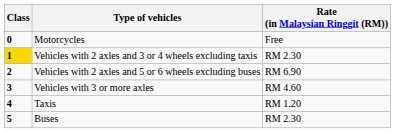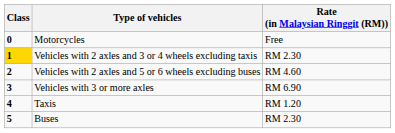(283, 71) RM 6.90 -> (283, 71) RM 4.60
(283, 87) RM 4.60 -> (283, 87) RM 6.90
